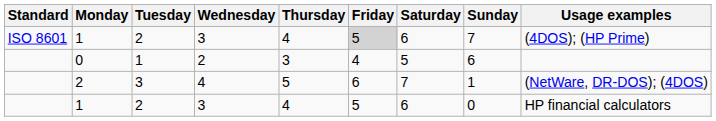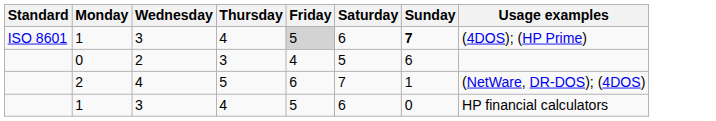- column: (163, 15)
(471, 37) normal -> (409, 37) bold
